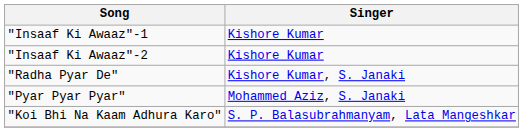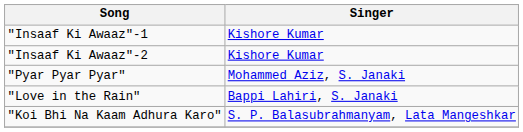- row: (63, 76)
+ row: (74, 96)
